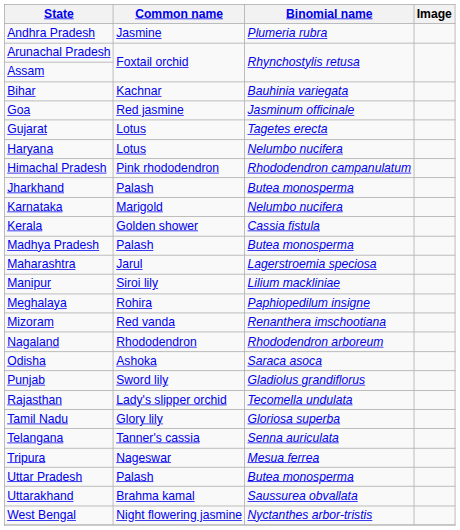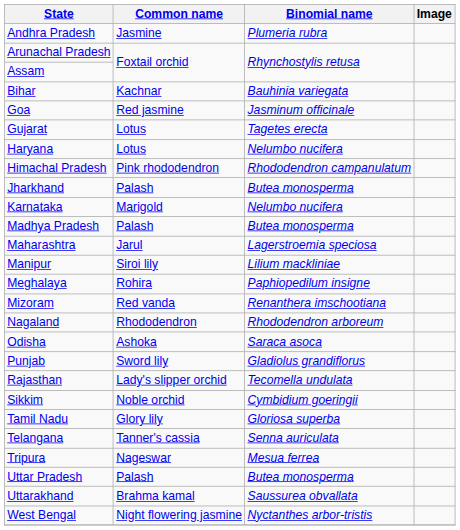- row: (25, 226)
+ row: (25, 399)
